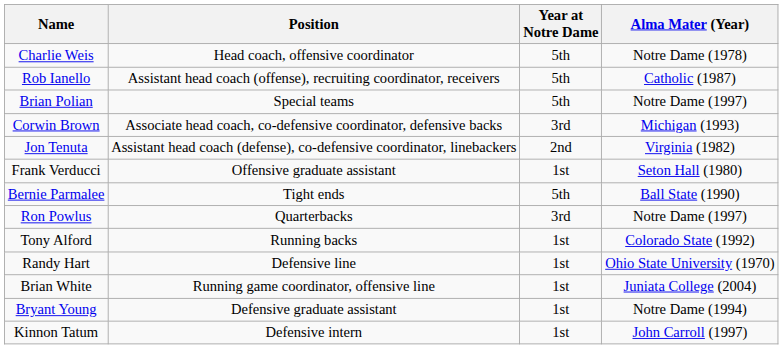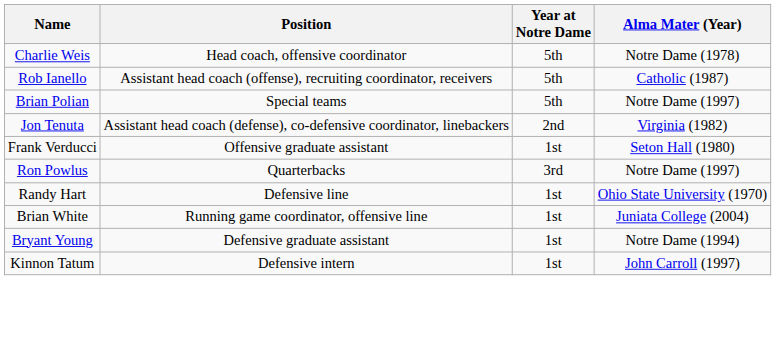- row: (56, 124)
- row: (56, 194)
- row: (56, 240)
